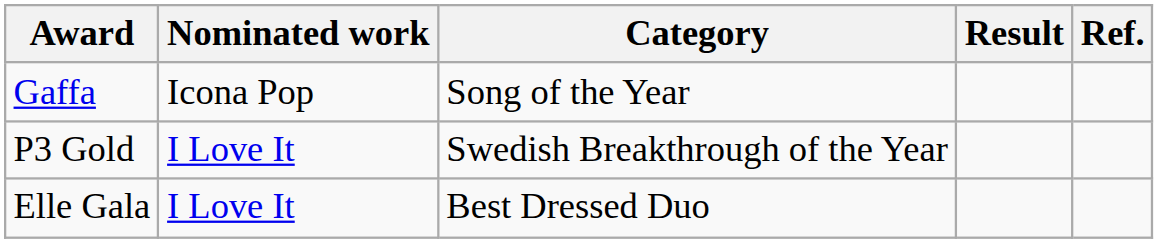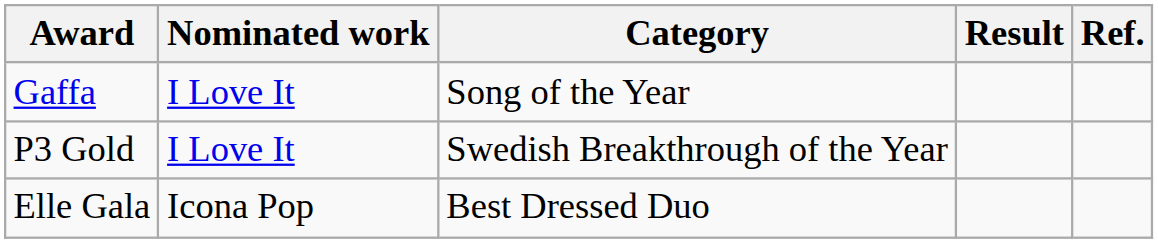(241, 91) Icona Pop -> (231, 91) I Love It
(231, 206) I Love It -> (241, 206) Icona Pop
